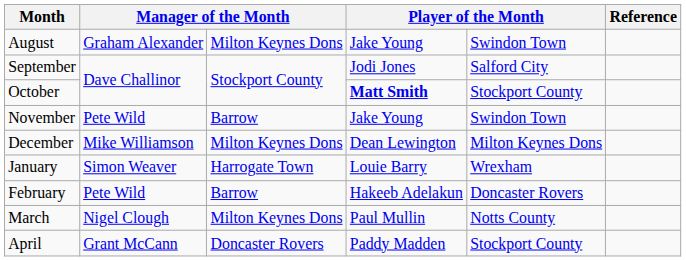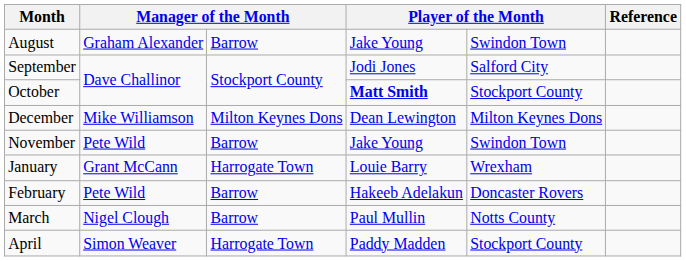(277, 42) Milton Keynes Dons -> (234, 42) Barrow
rows swapped: (42, 117) <-> (41, 142)
(130, 167) Simon Weaver -> (130, 167) Grant McCann
(277, 218) Milton Keynes Dons -> (234, 218) Barrow
(130, 243) Grant McCann -> (130, 243) Simon Weaver
(267, 243) Doncaster Rovers -> (262, 243) Harrogate Town
